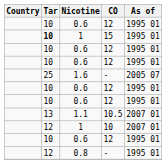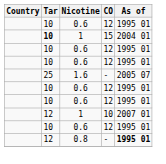(143, 37) 1995 01 -> (134, 37) 2004 01
- row: (81, 114)
(143, 153) normal -> (134, 140) bold
